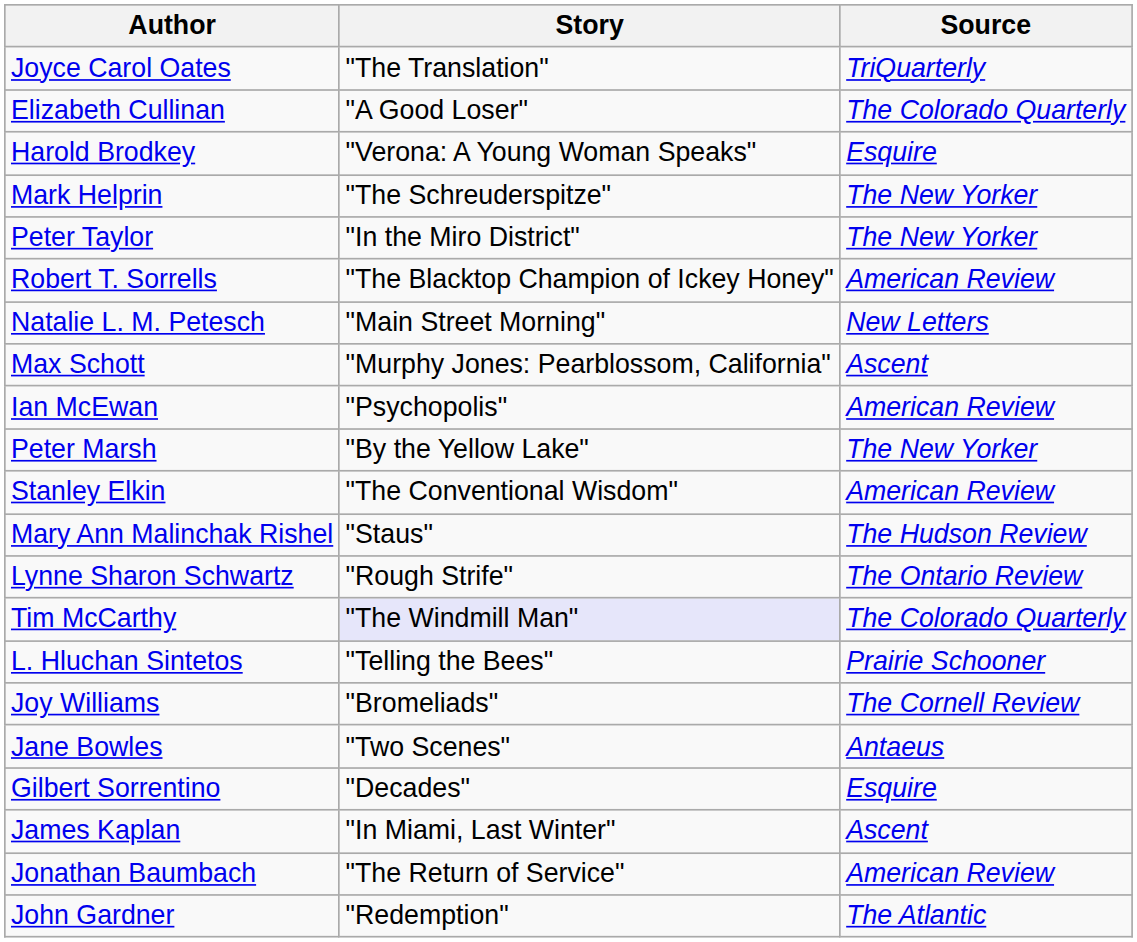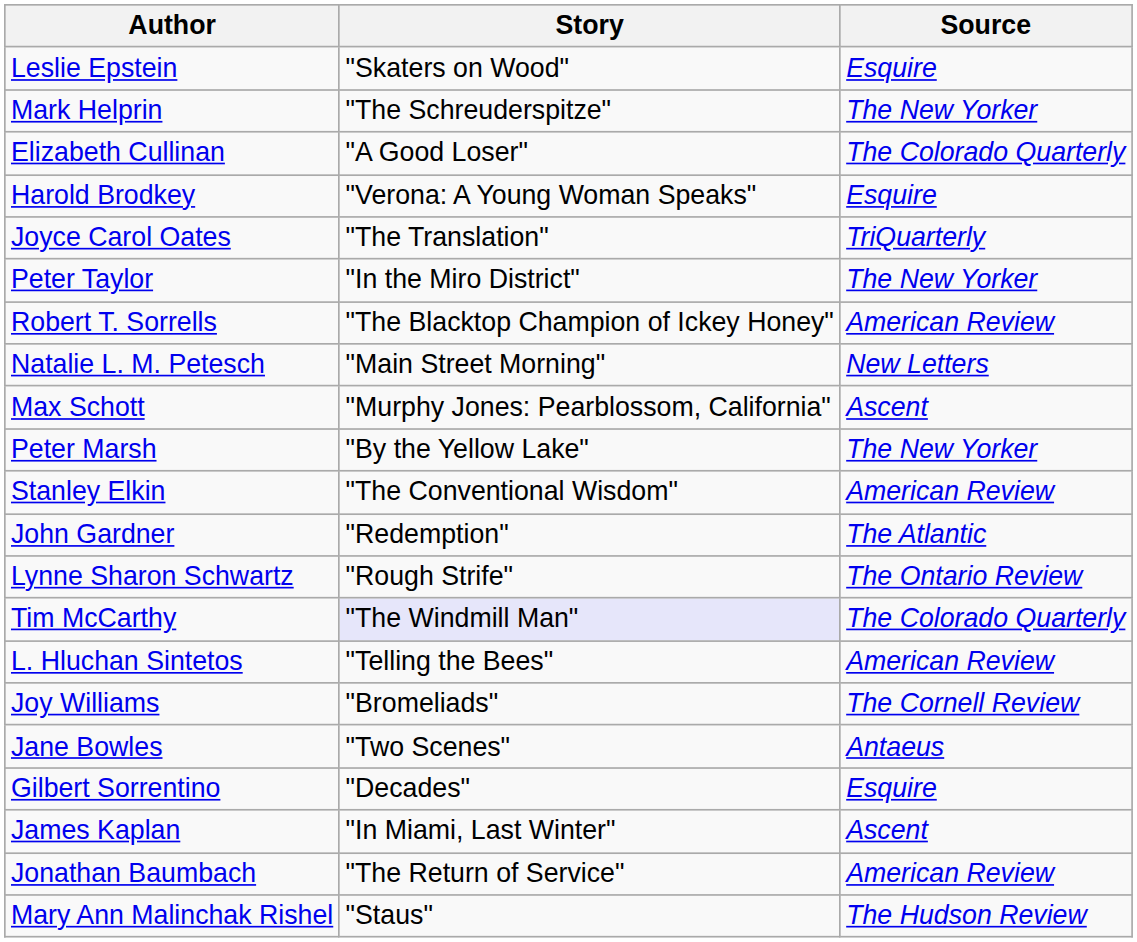+ row: (94, 68)
rows swapped: (121, 68) <-> (87, 195)
- row: (85, 407)
rows swapped: (93, 915) <-> (172, 534)
(946, 661) Prairie Schooner -> (950, 661) American Review
